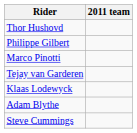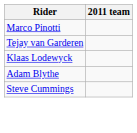- row: (35, 27)
- row: (38, 43)
